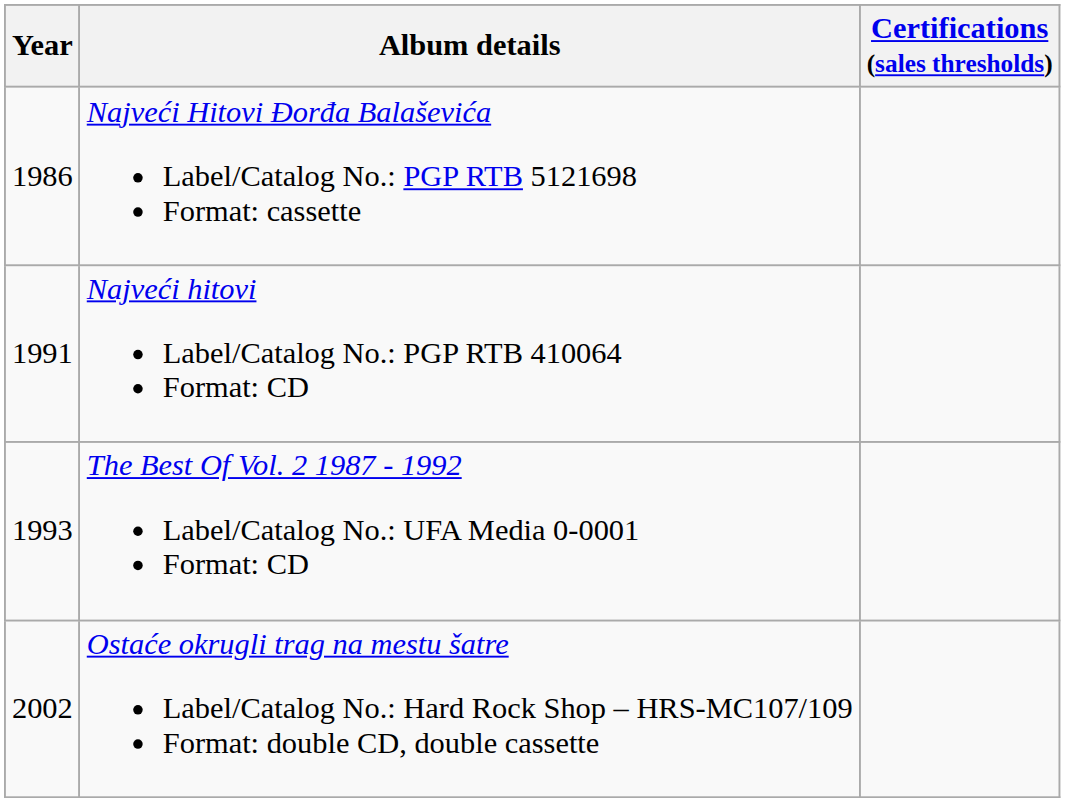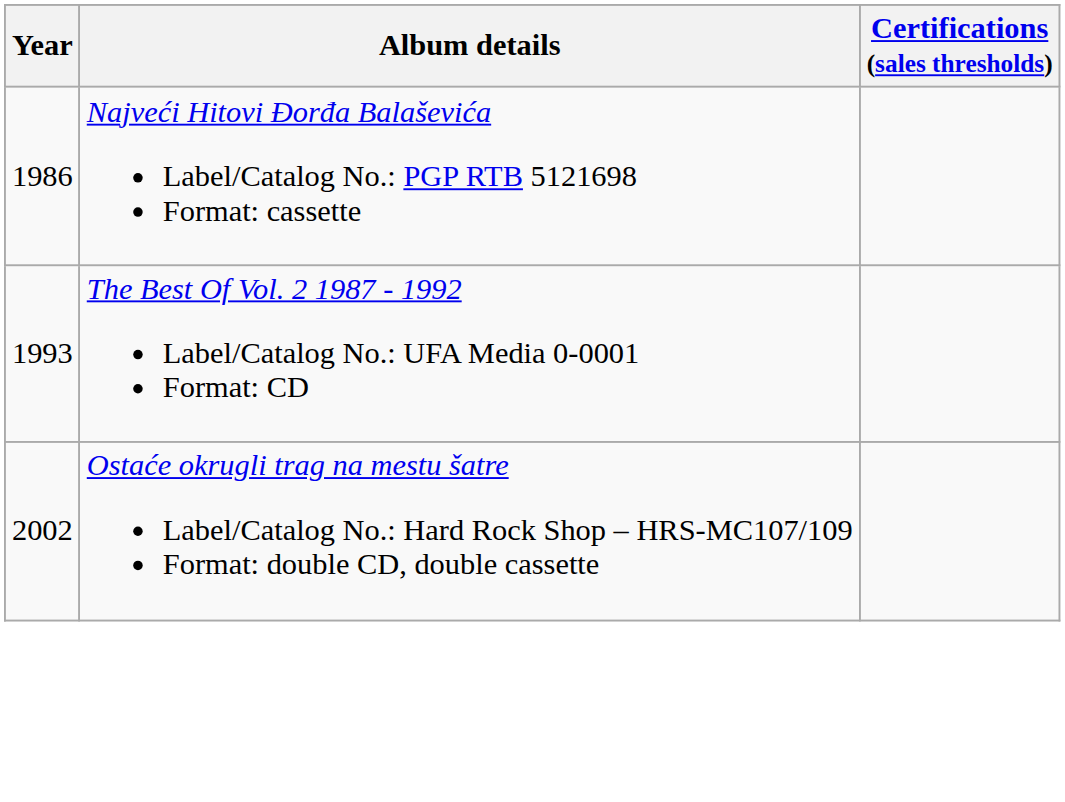- row: (470, 338)
